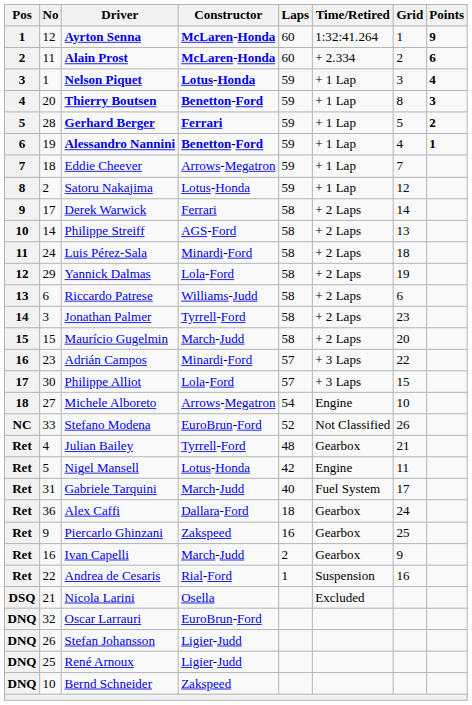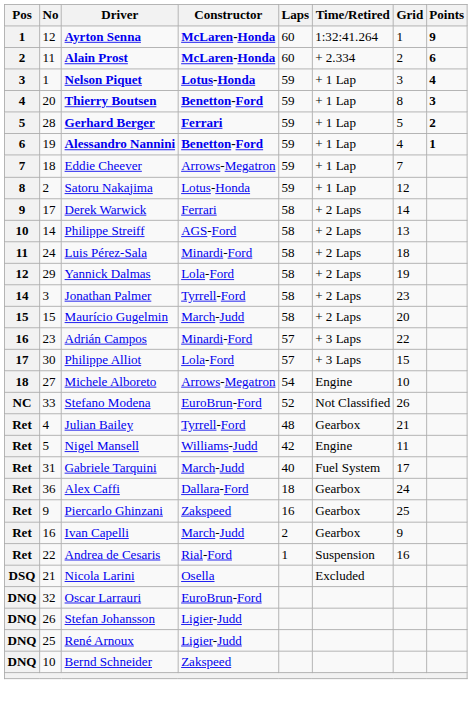- row: (109, 295)
(216, 468) Lotus-Honda -> (219, 446) Williams-Judd
